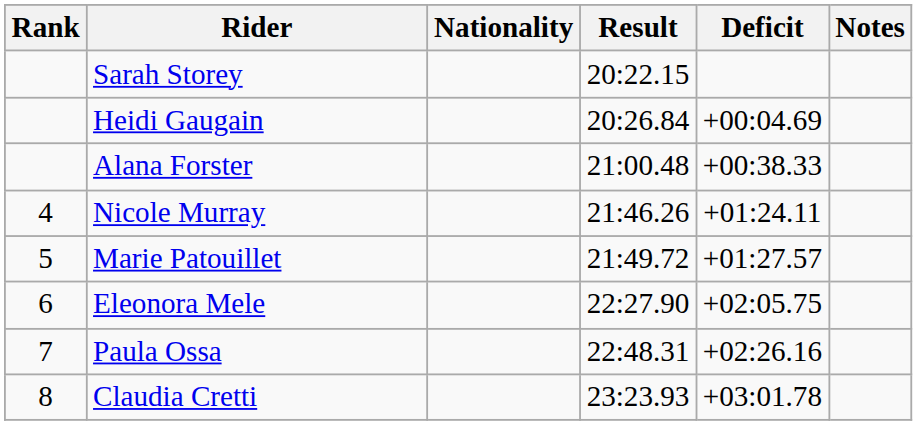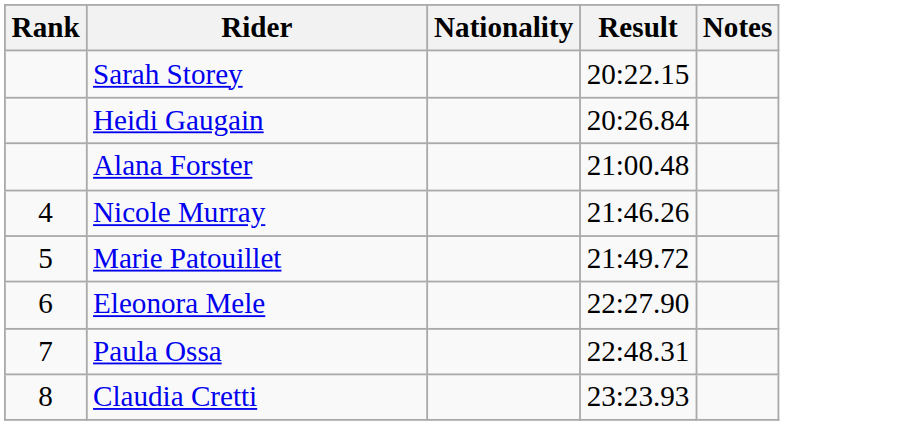- column: (762, 27)
